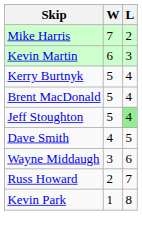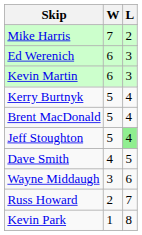+ row: (41, 55)
